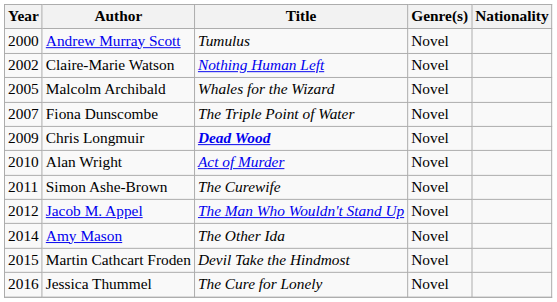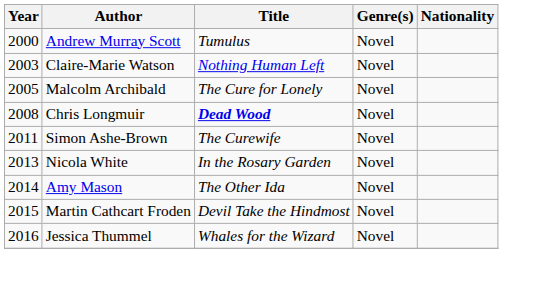(23, 65) 2002 -> (23, 65) 2003
(266, 89) Whales for the Wizard -> (260, 89) The Cure for Lonely
- row: (102, 114)
(23, 138) 2009 -> (23, 114) 2008
- row: (84, 162)
- row: (94, 211)
+ row: (87, 162)
(260, 284) The Cure for Lonely -> (266, 235) Whales for the Wizard
